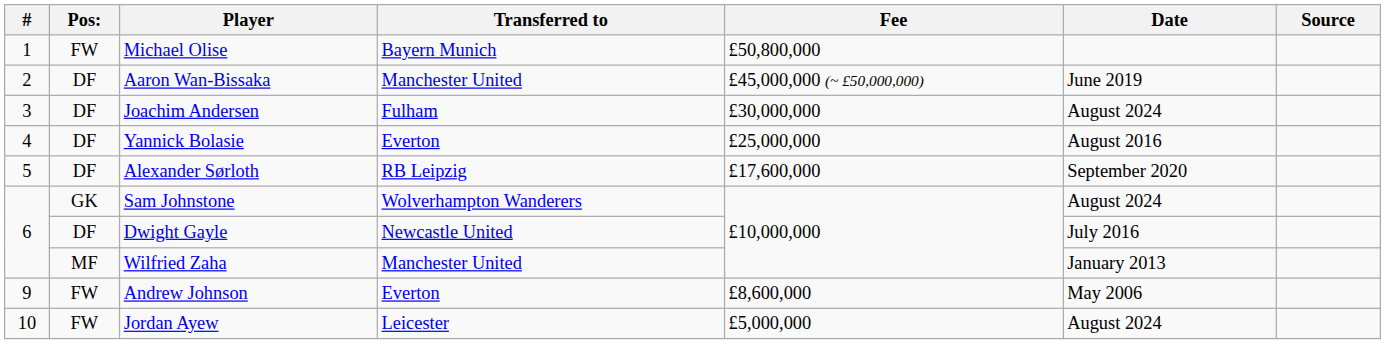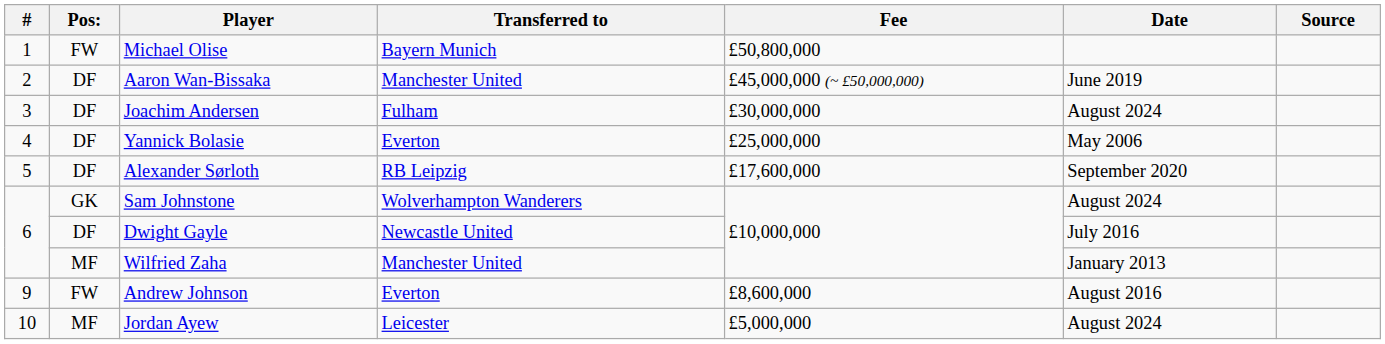(1114, 141) August 2016 -> (1105, 141) May 2006
(1105, 292) May 2006 -> (1114, 292) August 2016
(84, 323) FW -> (84, 323) MF
